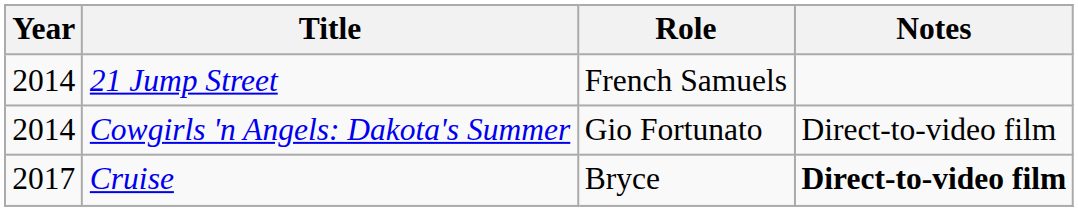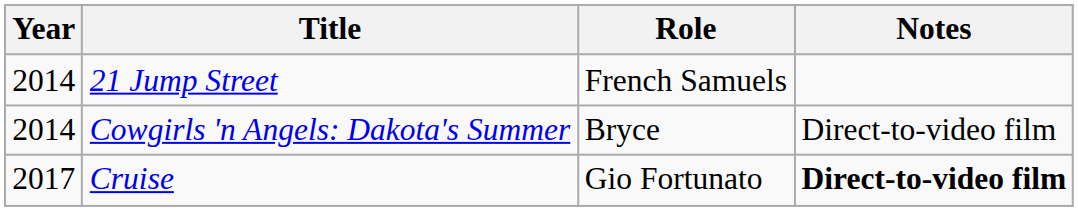(674, 129) Gio Fortunato -> (622, 129) Bryce
(622, 179) Bryce -> (674, 179) Gio Fortunato
